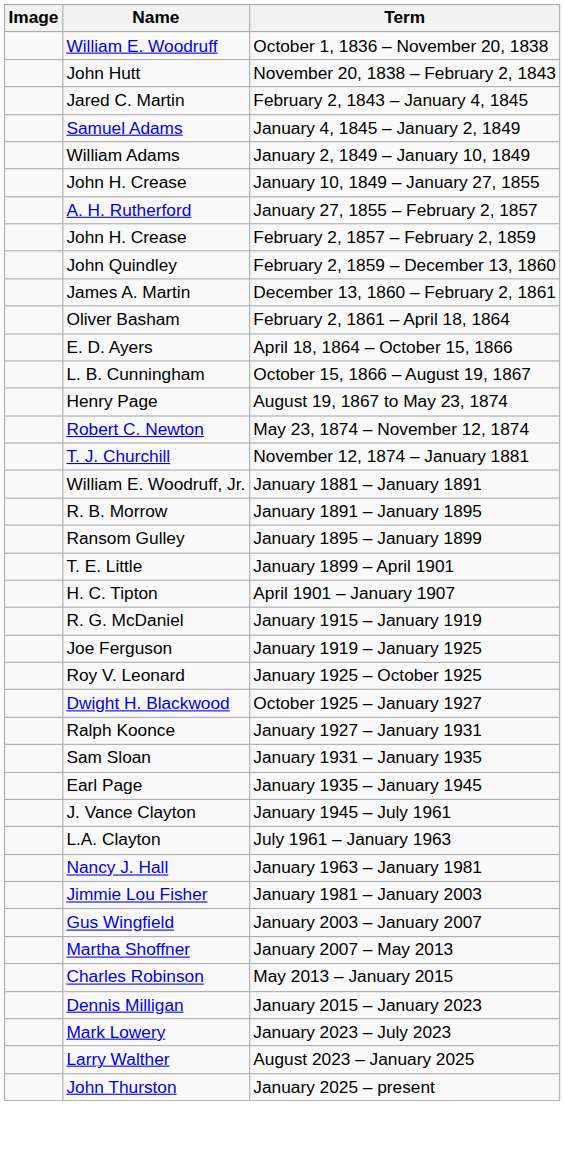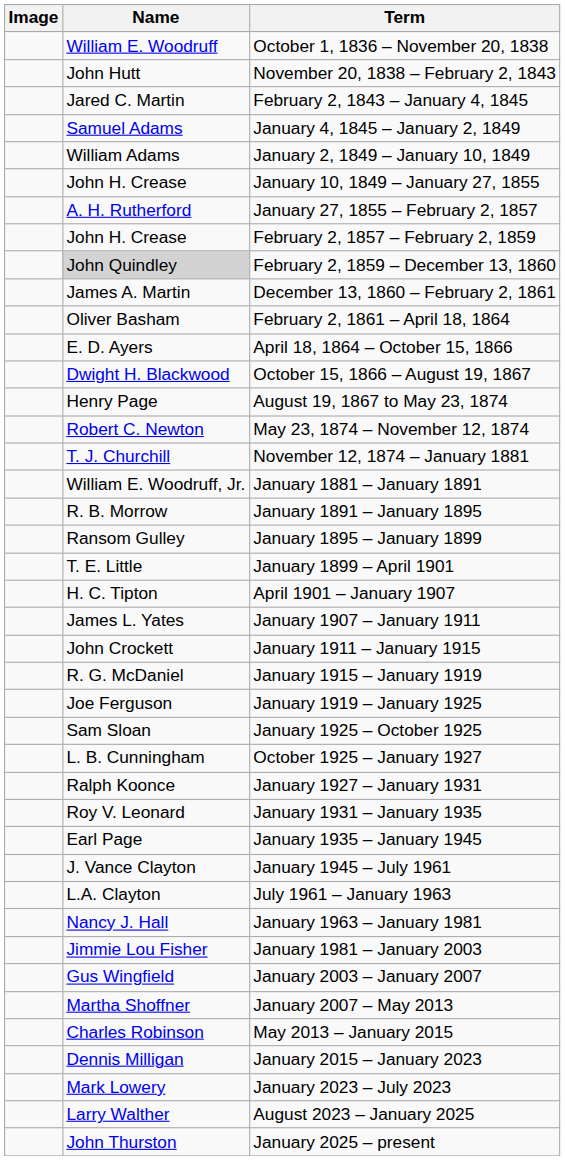(122, 264) no background -> (122, 264) lightgrey background
(136, 374) L. B. Cunningham -> (148, 374) Dwight H. Blackwood
+ row: (367, 621)
+ row: (367, 648)
(126, 675) Roy V. Leonard -> (109, 730) Sam Sloan
(148, 703) Dwight H. Blackwood -> (136, 758) L. B. Cunningham
(109, 758) Sam Sloan -> (126, 812) Roy V. Leonard
